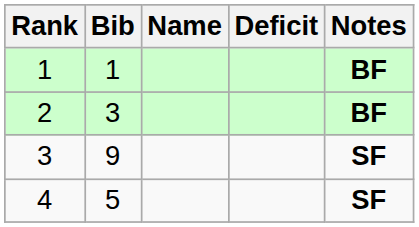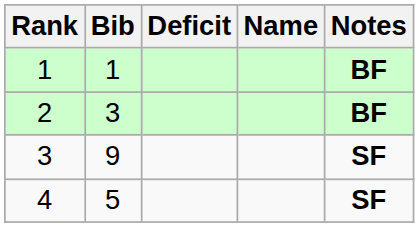columns swapped: (185, 26) <-> (276, 26)
